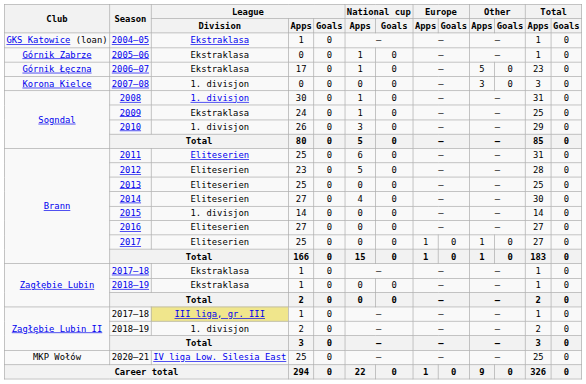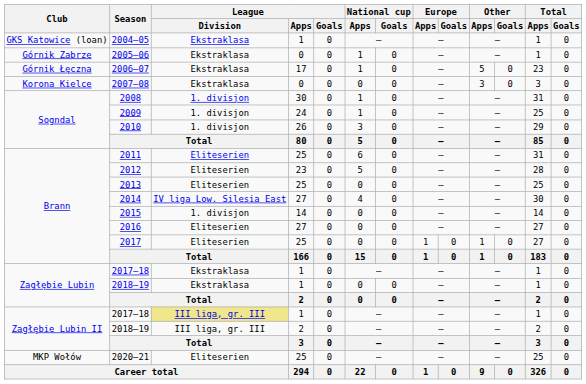(220, 84) 1. divisjon -> (220, 84) Ekstraklasa
(220, 112) Ekstraklasa -> (220, 112) 1. divisjon
(220, 199) Eliteserien -> (220, 199) IV liga Low. Silesia East
(220, 329) 1. divisjon -> (220, 329) III liga, gr. III
(220, 357) IV liga Low. Silesia East -> (220, 357) Eliteserien
